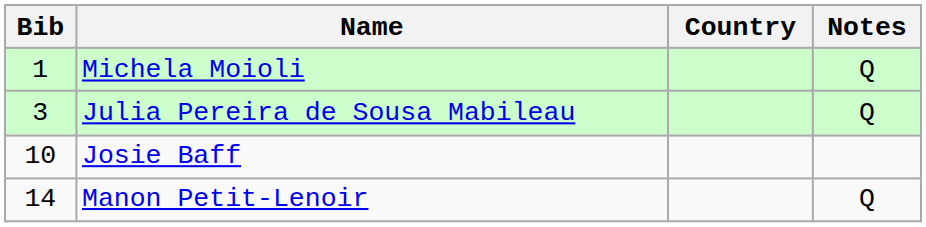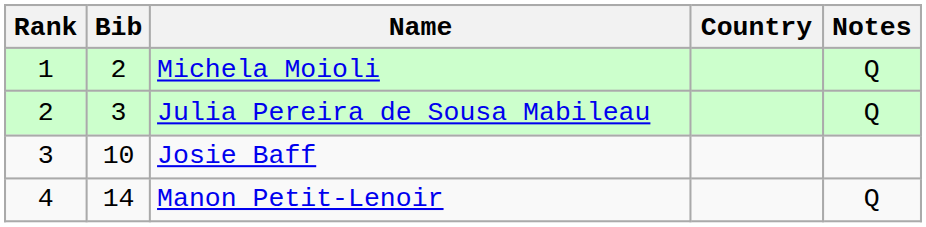+ column: (46, 27)
(40, 70) 1 -> (119, 70) 2
